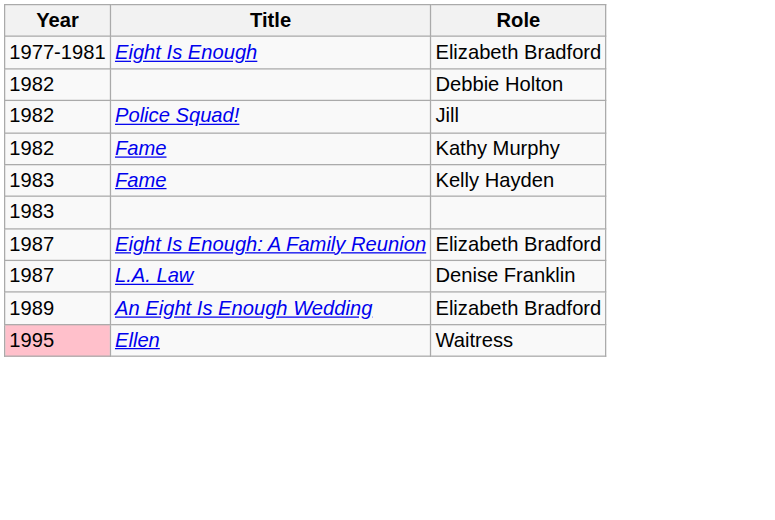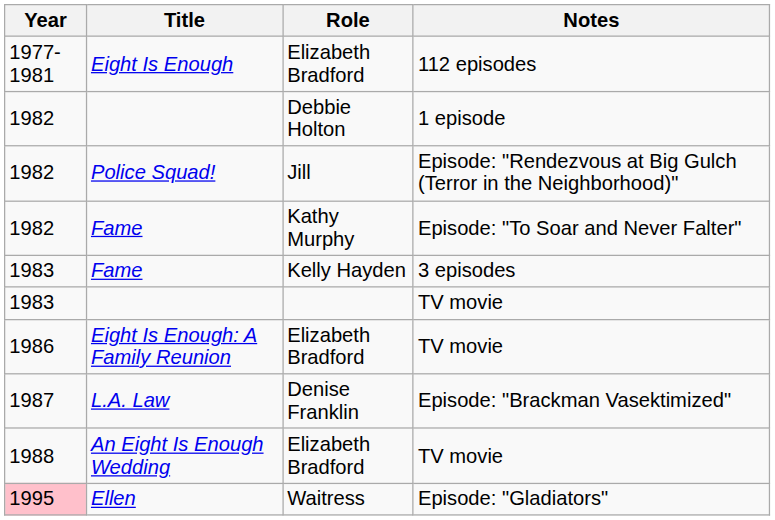+ column: (591, 20)
(32, 244) 1987 -> (32, 346) 1986
(32, 308) 1989 -> (32, 455) 1988
